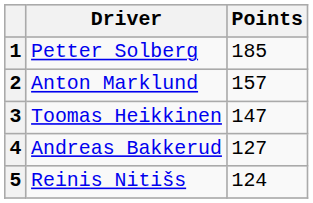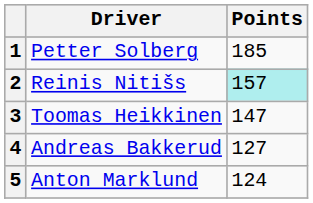(115, 85) Anton Marklund -> (109, 85) Reinis Nitišs
(249, 85) no background -> (249, 85) paleturquoise background
(109, 182) Reinis Nitišs -> (115, 182) Anton Marklund
